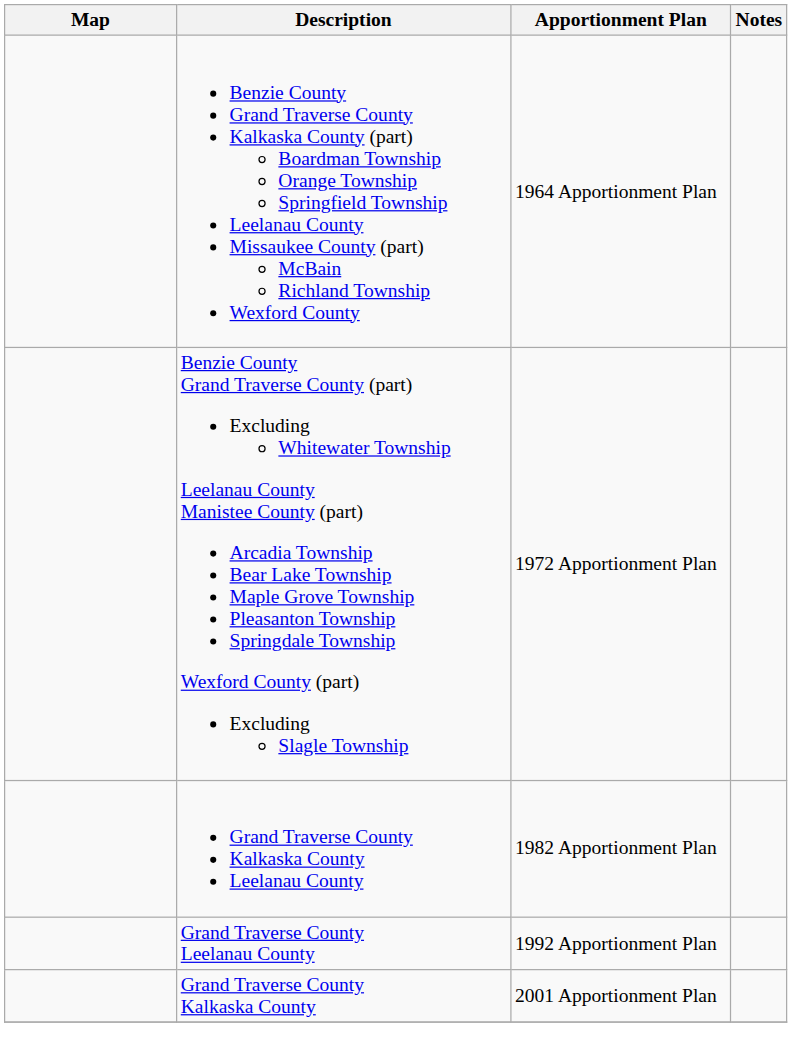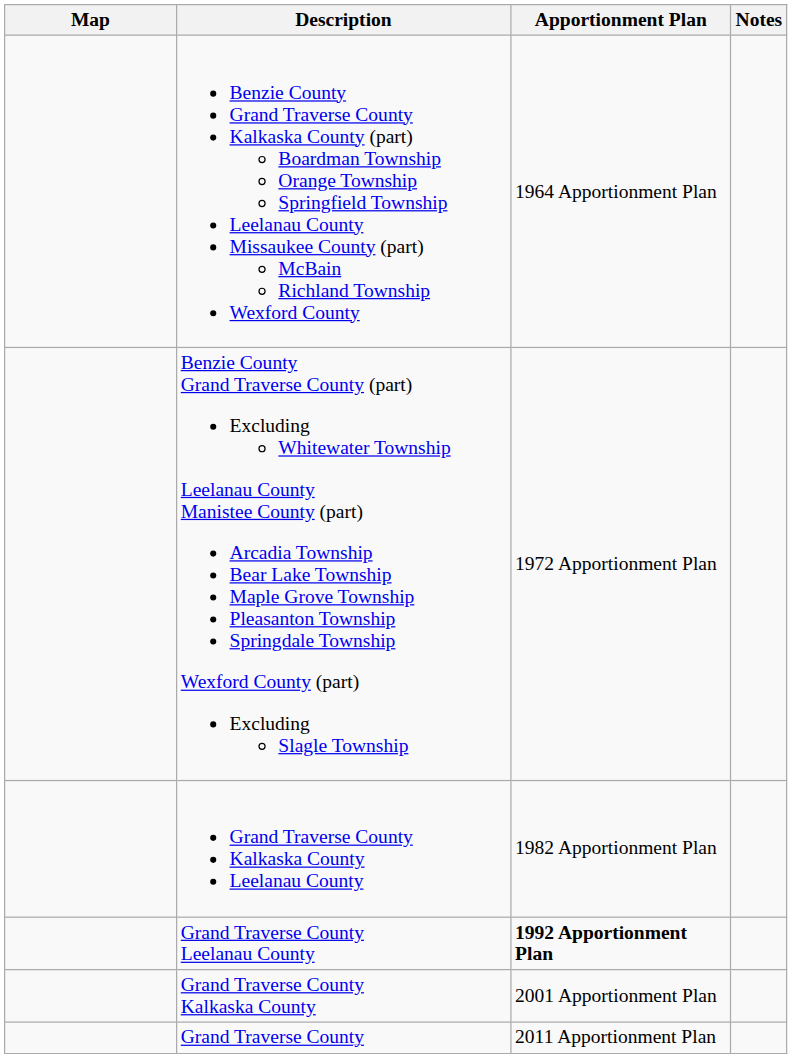(616, 942) normal -> (601, 942) bold
+ row: (272, 1037)
